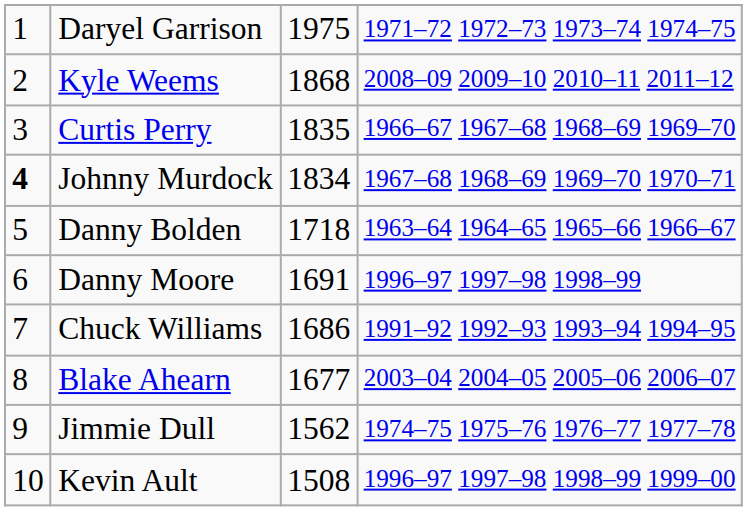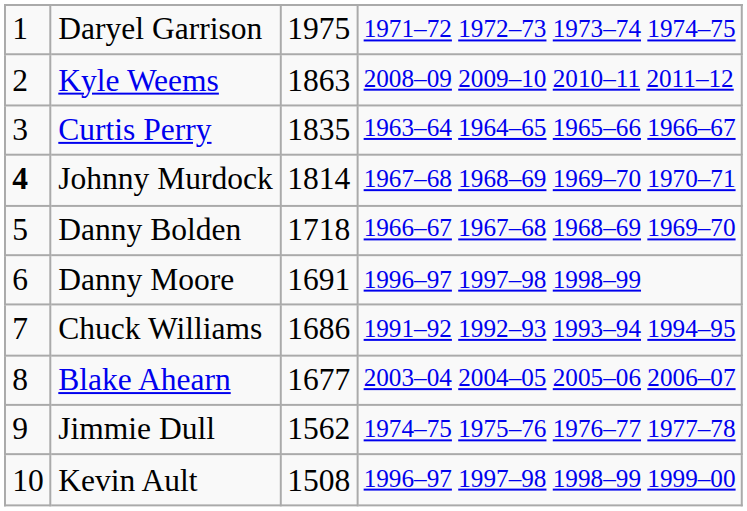(319, 79) 1868 -> (319, 79) 1863
(550, 129) 1966–67 1967–68 1968–69 1969–70 -> (550, 129) 1963–64 1964–65 1965–66 1966–67
(319, 179) 1834 -> (319, 179) 1814
(550, 229) 1963–64 1964–65 1965–66 1966–67 -> (550, 229) 1966–67 1967–68 1968–69 1969–70
